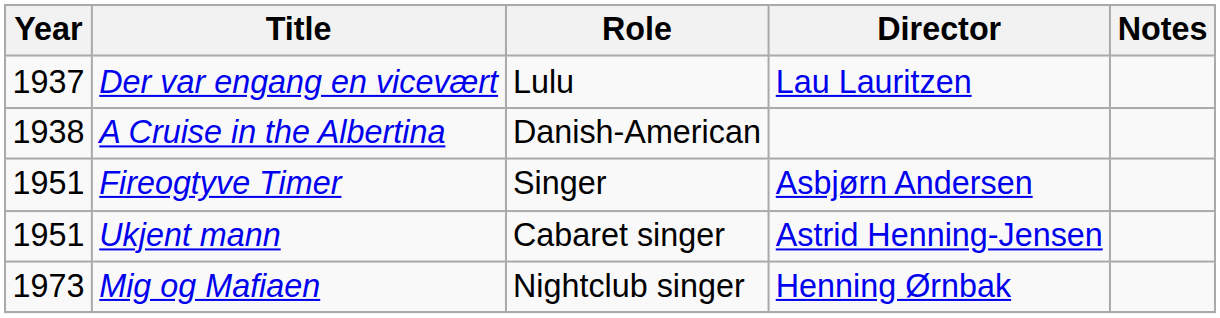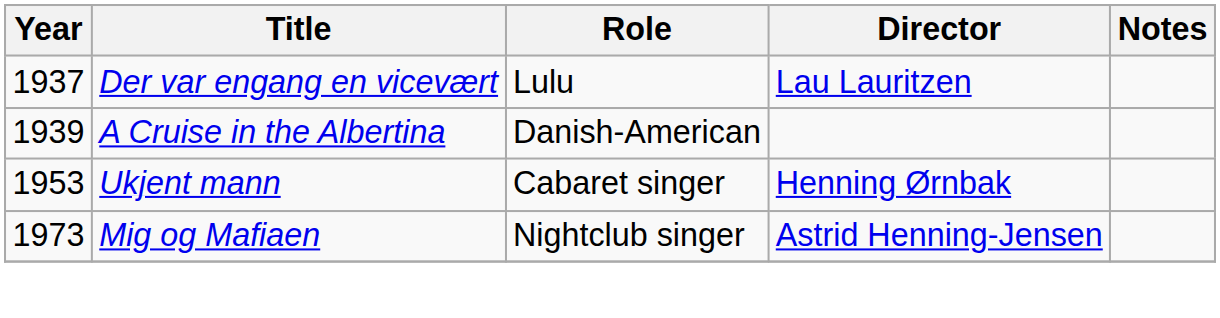(48, 132) 1938 -> (48, 132) 1939
- row: (220, 183)
(48, 235) 1951 -> (48, 183) 1953
(939, 235) Astrid Henning-Jensen -> (893, 183) Henning Ørnbak
(893, 286) Henning Ørnbak -> (939, 235) Astrid Henning-Jensen
